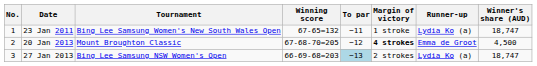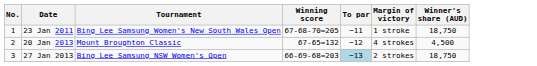- column: (447, 15)
(318, 31) 67-65=132 -> (312, 31) 67-68-70=205
(505, 31) 18,747 -> (443, 31) 18,750
(312, 44) 67-68-70=205 -> (318, 44) 67-65=132
(394, 44) bold -> (394, 44) normal
(505, 56) 18,747 -> (443, 56) 18,750
